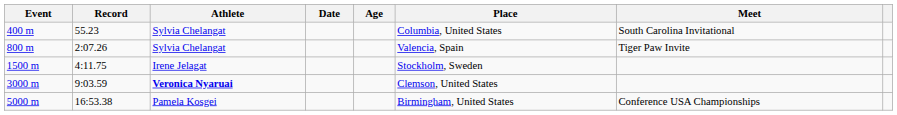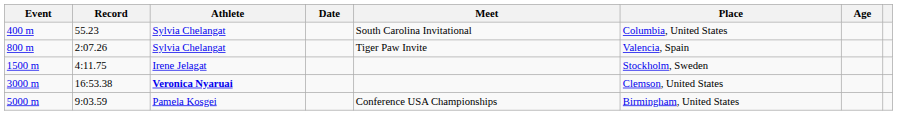columns swapped: (750, 13) <-> (374, 13)
(91, 83) 9:03.59 -> (94, 83) 16:53.38
(94, 101) 16:53.38 -> (91, 101) 9:03.59
